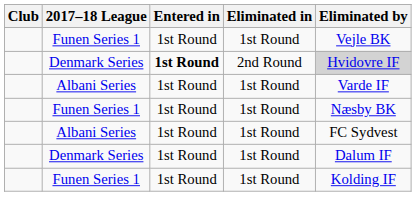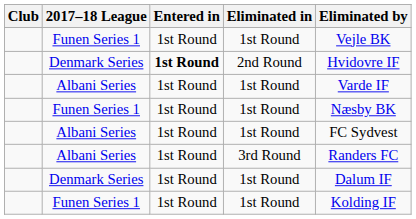(363, 62) lightgrey background -> (363, 62) no background
+ row: (96, 156)
